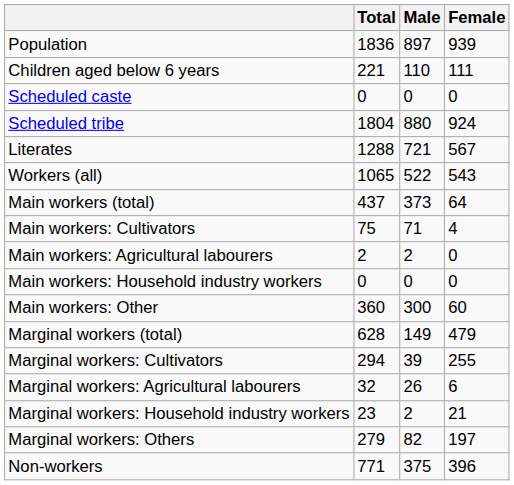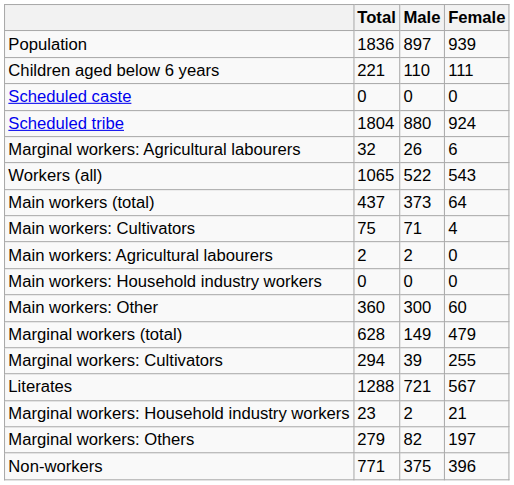rows swapped: (40, 149) <-> (154, 387)
